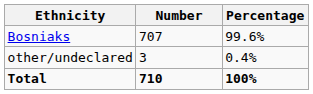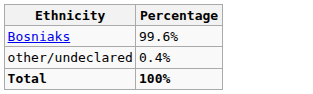- column: (179, 15)
